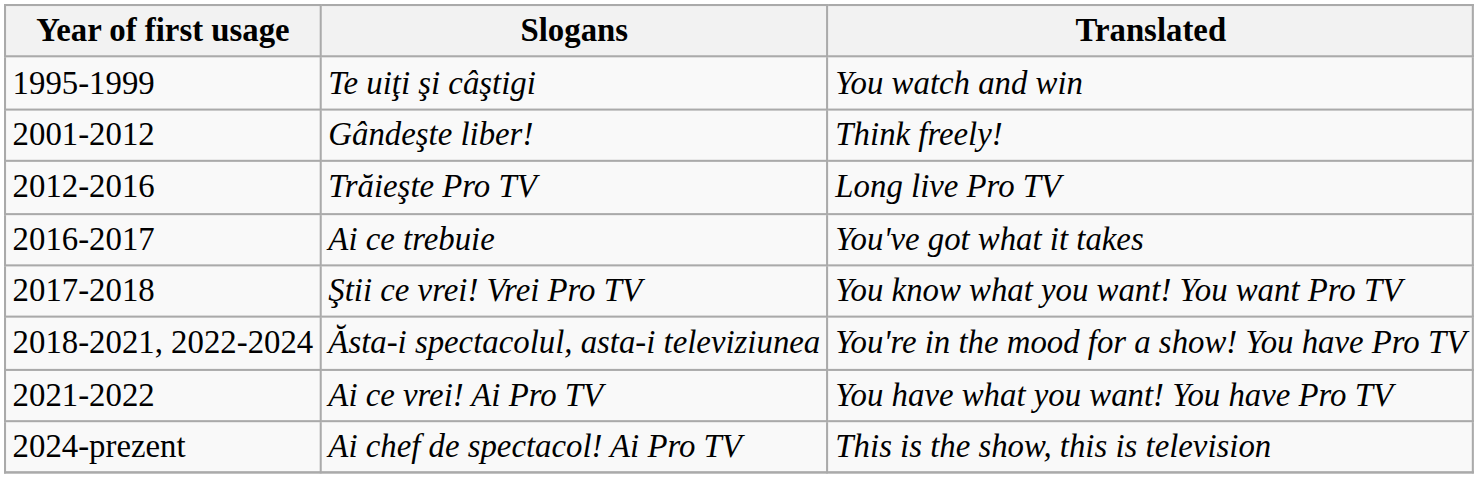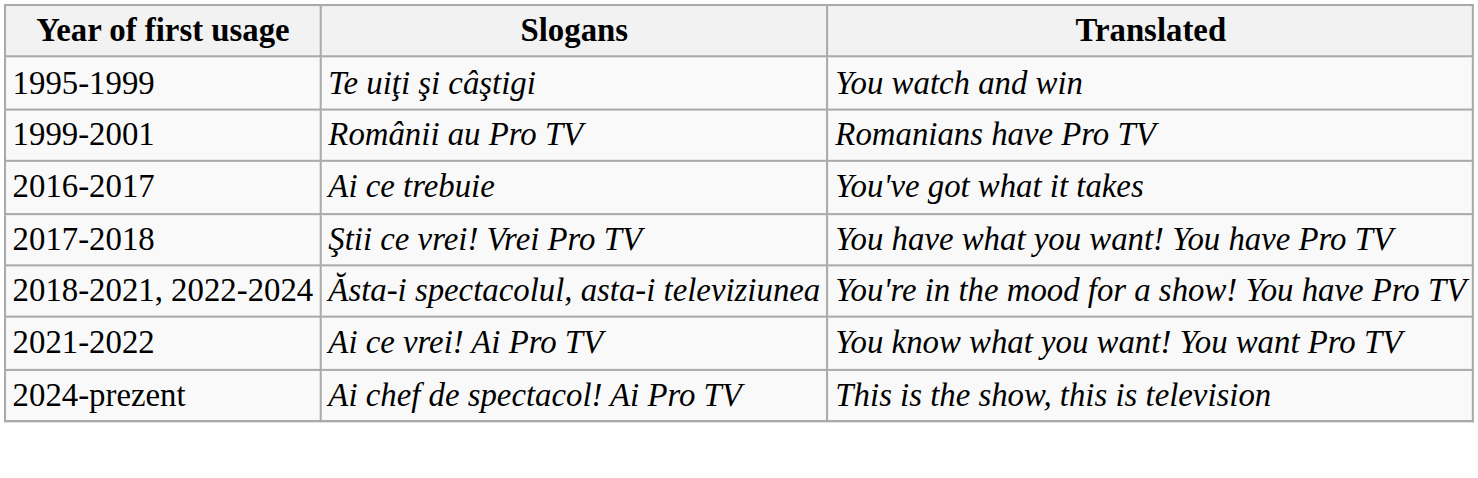+ row: (456, 134)
- row: (431, 134)
- row: (433, 186)
(1119, 290) You know what you want! You want Pro TV -> (1114, 238) You have what you want! You have Pro TV
(1114, 394) You have what you want! You have Pro TV -> (1119, 342) You know what you want! You want Pro TV
